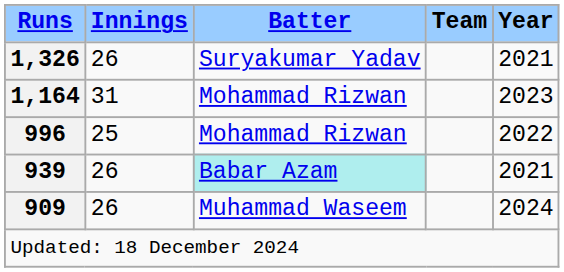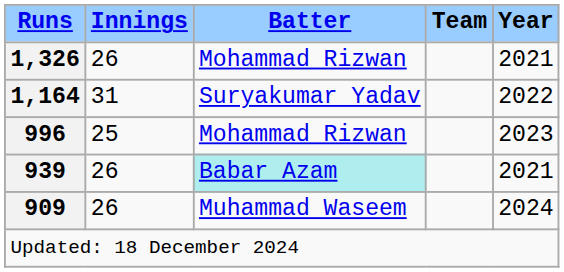(310, 61) Suryakumar Yadav -> (303, 61) Mohammad Rizwan
(303, 98) Mohammad Rizwan -> (310, 98) Suryakumar Yadav
(526, 98) 2023 -> (526, 98) 2022
(526, 136) 2022 -> (526, 136) 2023
